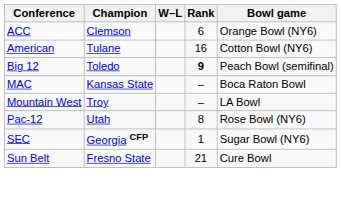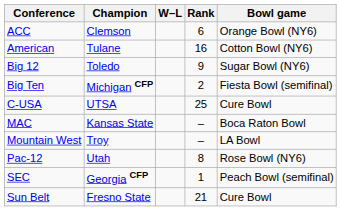(201, 66) bold -> (201, 66) normal
(277, 66) Peach Bowl (semifinal) -> (265, 66) Sugar Bowl (NY6)
+ row: (26, 85)
+ row: (24, 105)
(265, 139) Sugar Bowl (NY6) -> (277, 177) Peach Bowl (semifinal)
